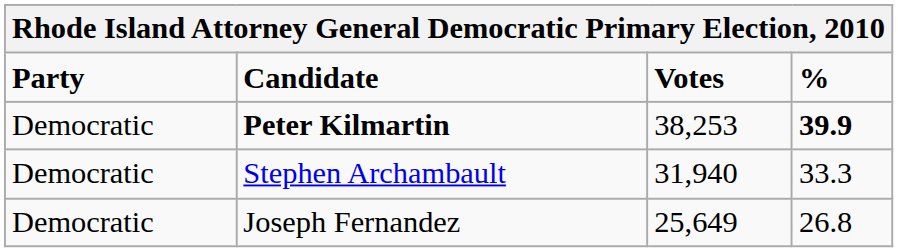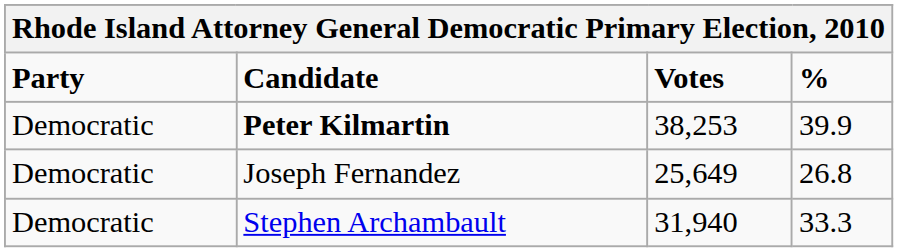(826, 125) bold -> (826, 125) normal
rows swapped: (375, 173) <-> (352, 221)
